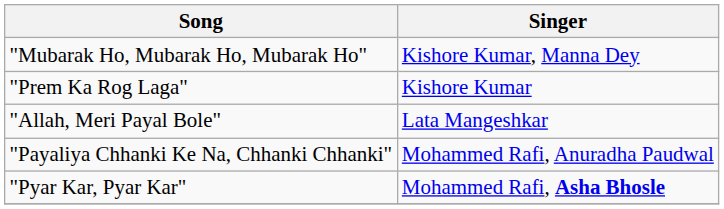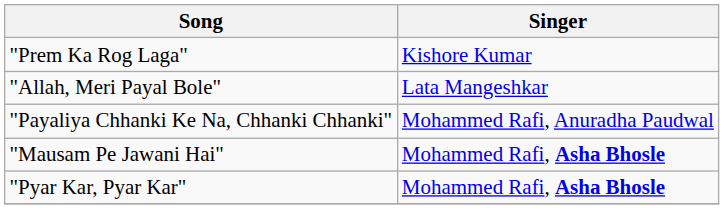- row: (188, 54)
+ row: (117, 154)
